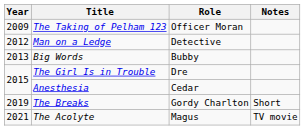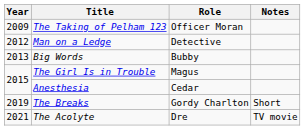(179, 72) Dre -> (185, 72) Magus
(185, 117) Magus -> (179, 117) Dre
